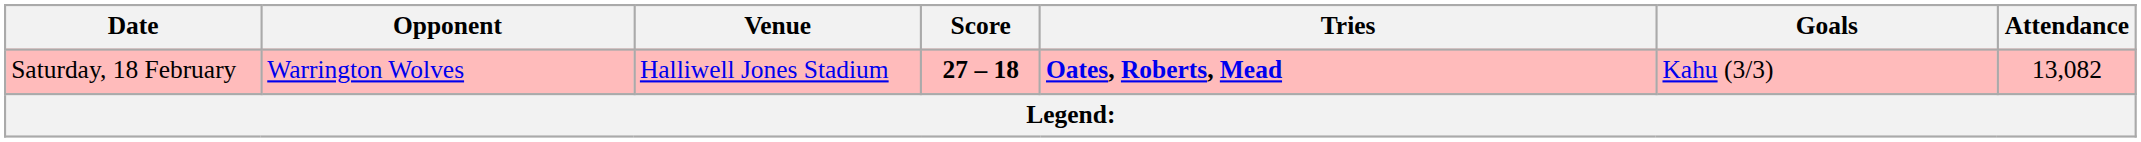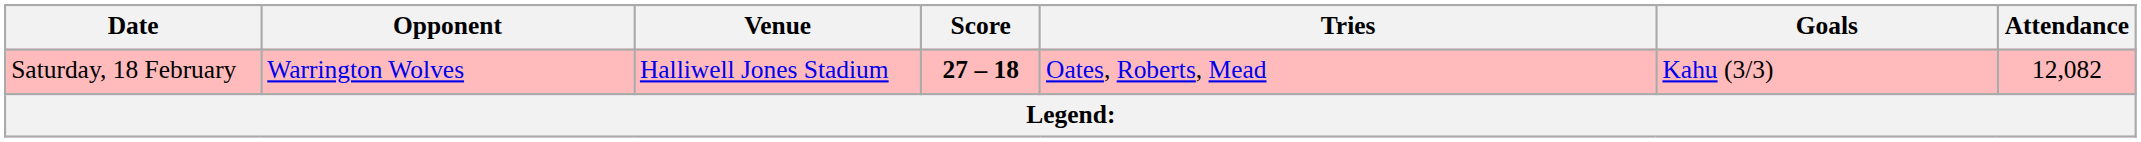(1164, 70) bold -> (1156, 70) normal
(2067, 70) 13,082 -> (2067, 70) 12,082
